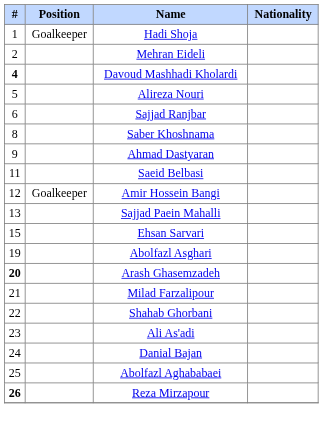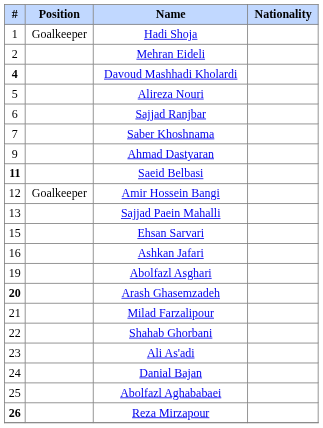(15, 133) 8 -> (15, 133) 7
(15, 173) normal -> (15, 173) bold
+ row: (171, 253)
